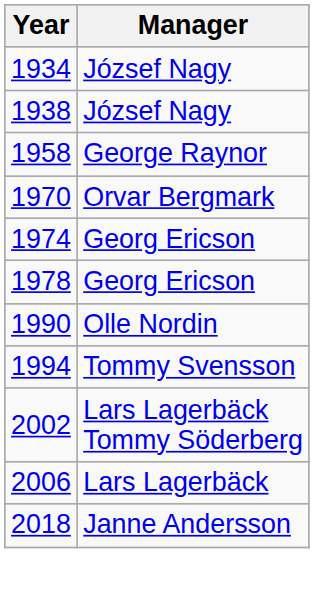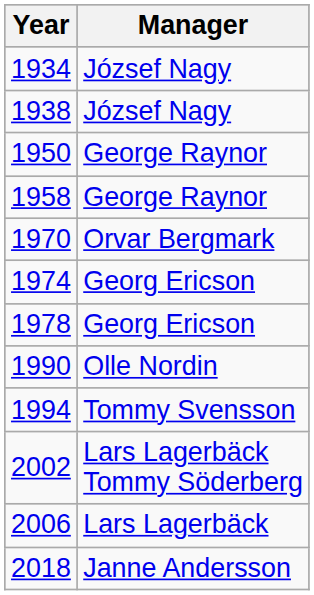+ row: (41, 153)
